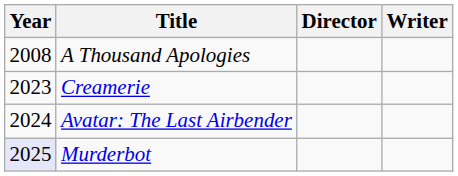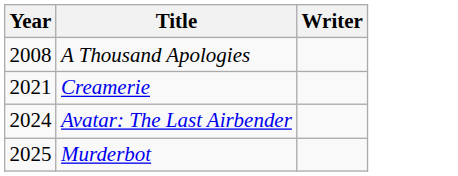- column: (339, 21)
(30, 87) 2023 -> (30, 87) 2021
(30, 154) lavender background -> (30, 154) no background
